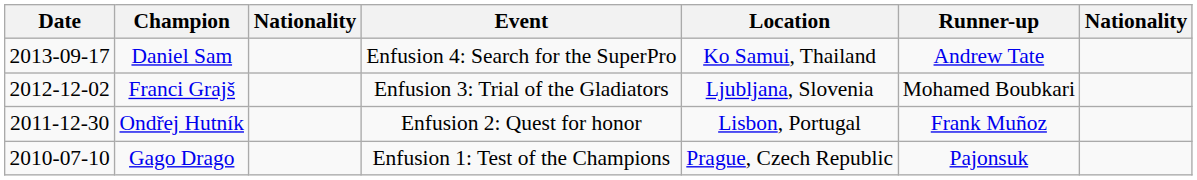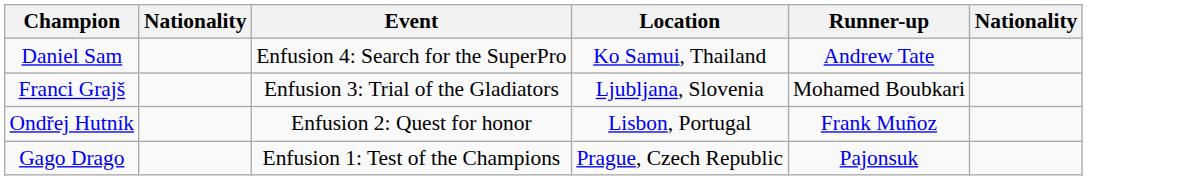- column: (60, 21)
